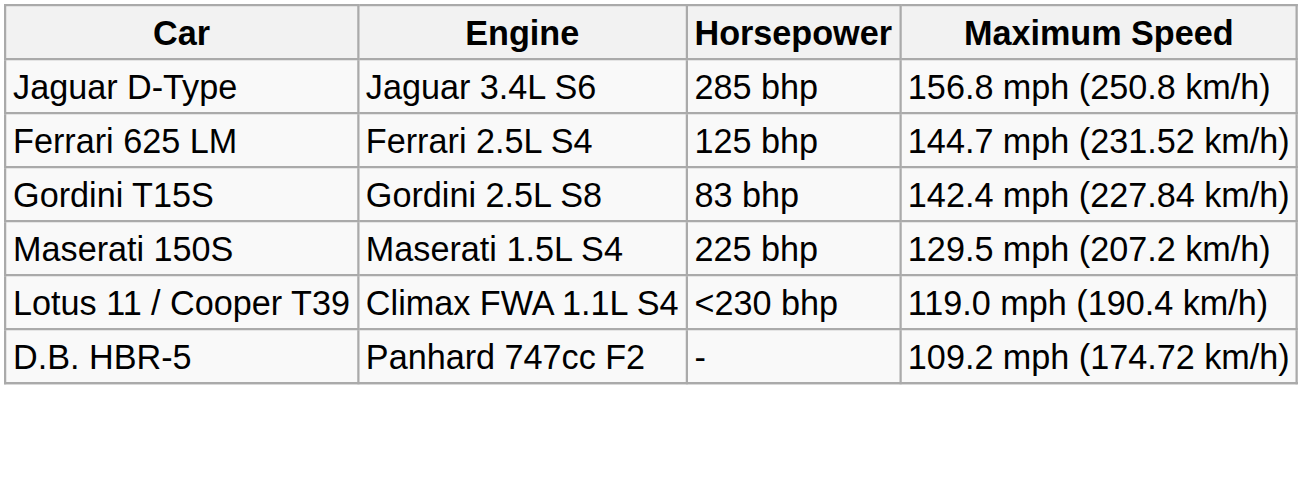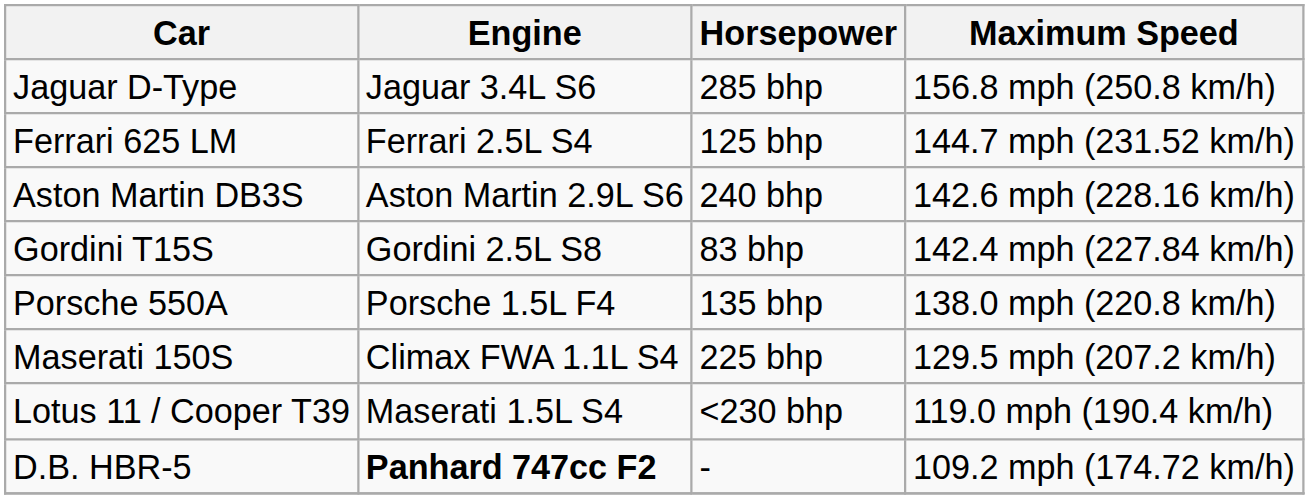+ row: (158, 195)
+ row: (120, 303)
(494, 249) Maserati 1.5L S4 -> (522, 357) Climax FWA 1.1L S4
(522, 303) Climax FWA 1.1L S4 -> (494, 411) Maserati 1.5L S4
(506, 357) normal -> (511, 466) bold
